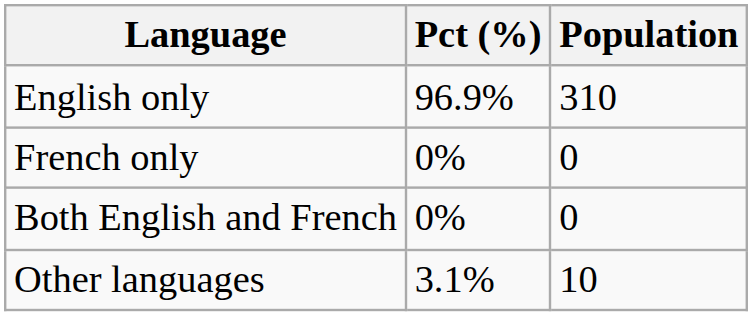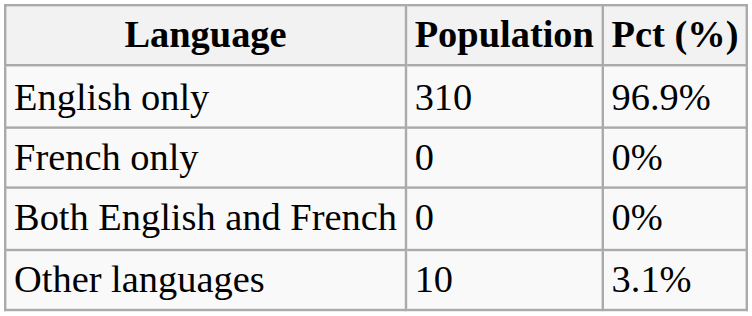columns swapped: (649, 34) <-> (478, 34)
